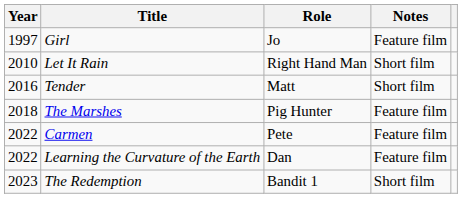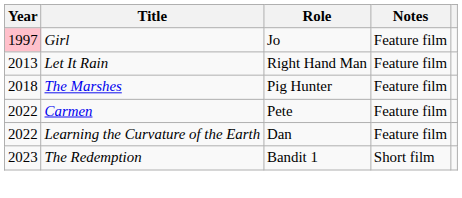(23, 39) no background -> (23, 39) pink background
(23, 63) 2010 -> (23, 63) 2013
(404, 63) Short film -> (410, 63) Feature film
- row: (65, 87)
